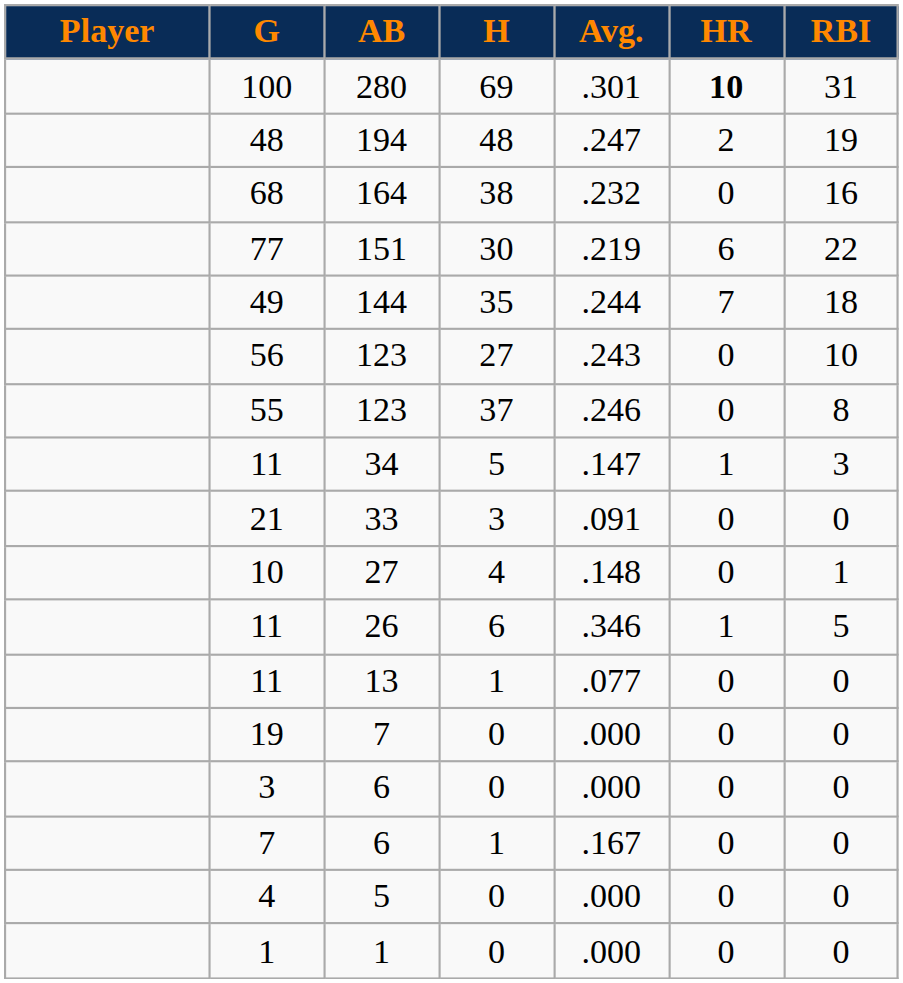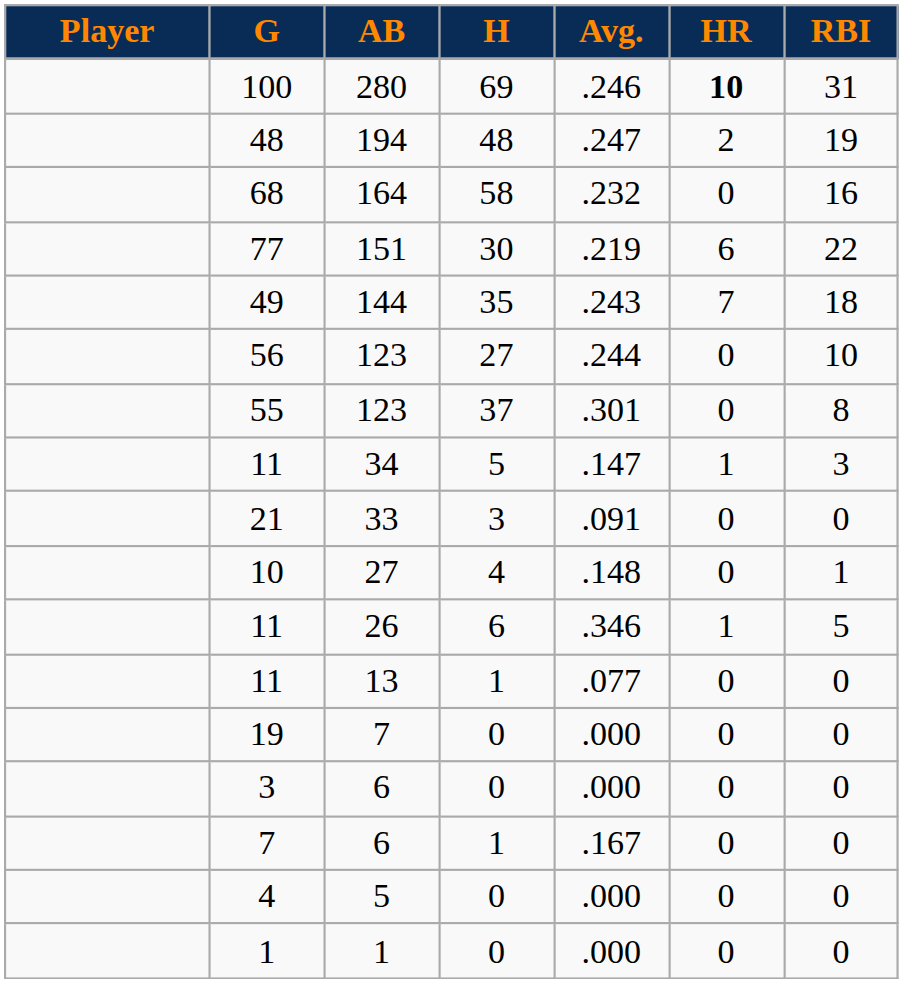(611, 85) .301 -> (611, 85) .246
(496, 193) 38 -> (496, 193) 58
(611, 301) .244 -> (611, 301) .243
(611, 355) .243 -> (611, 355) .244
(611, 409) .246 -> (611, 409) .301
